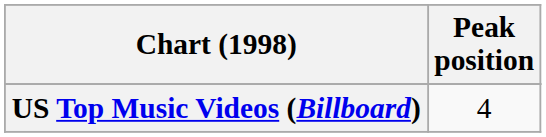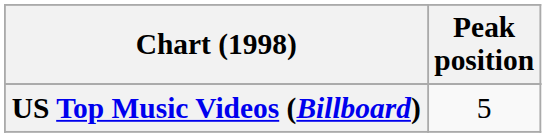(484, 107) 4 -> (484, 107) 5
